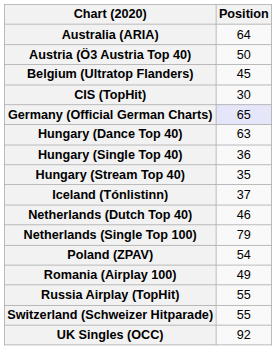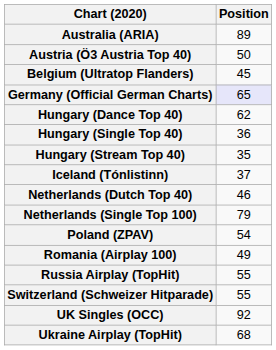(244, 34) 64 -> (244, 34) 89
- row: (110, 94)
(244, 134) 63 -> (244, 114) 62
+ row: (110, 335)
